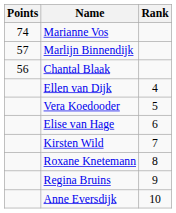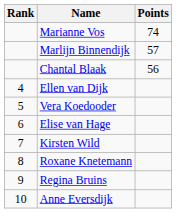columns swapped: (155, 13) <-> (23, 13)
